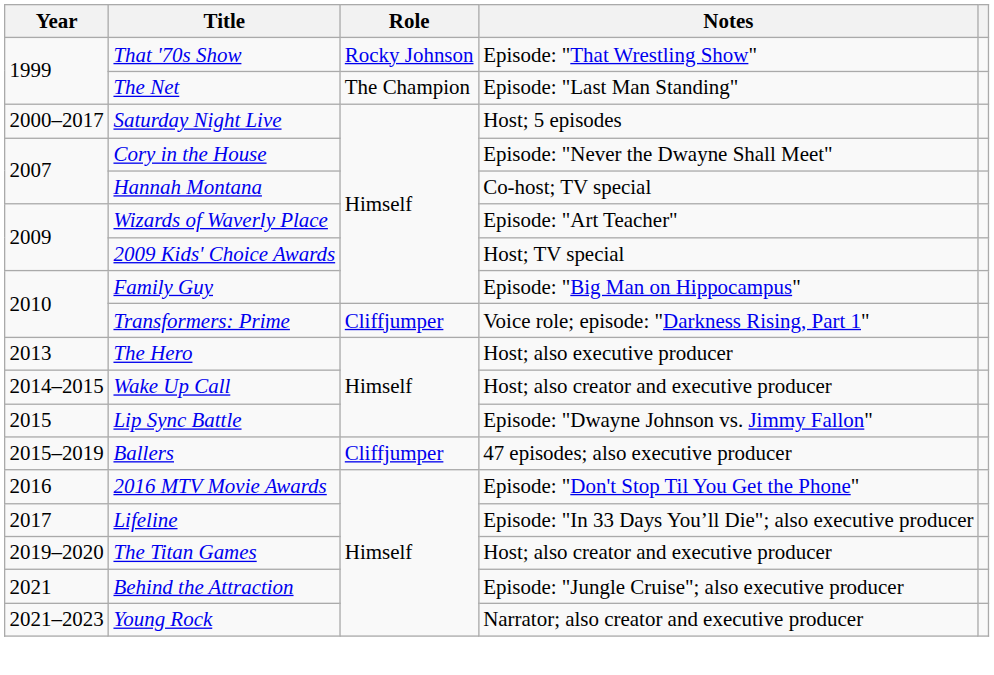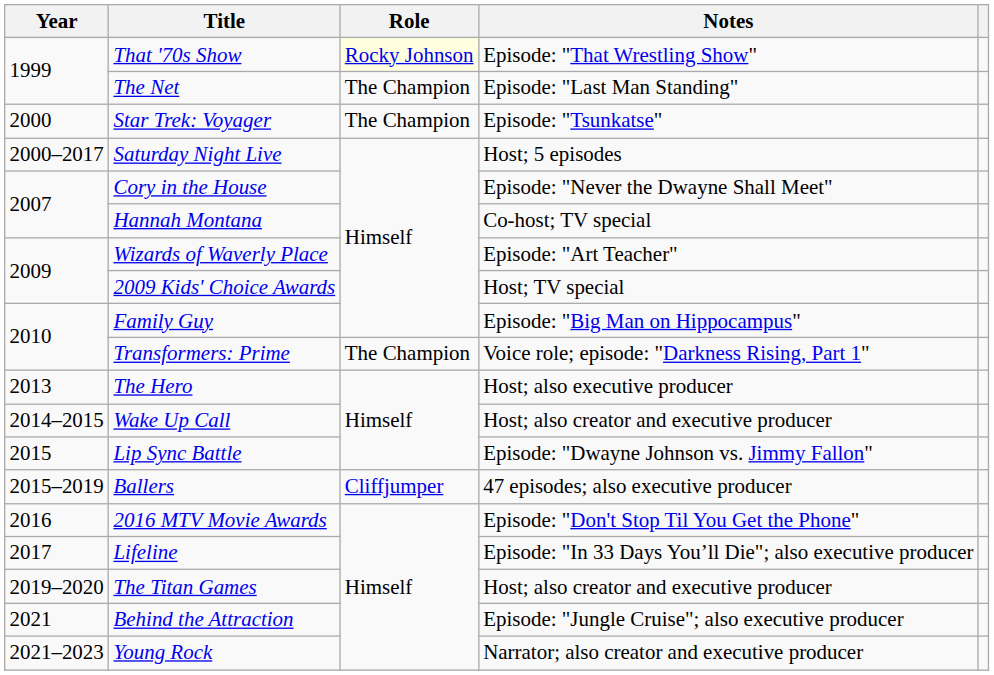(409, 54) no background -> (409, 54) lightyellow background
+ row: (192, 120)
(394, 320) Cliffjumper -> (407, 353) The Champion
